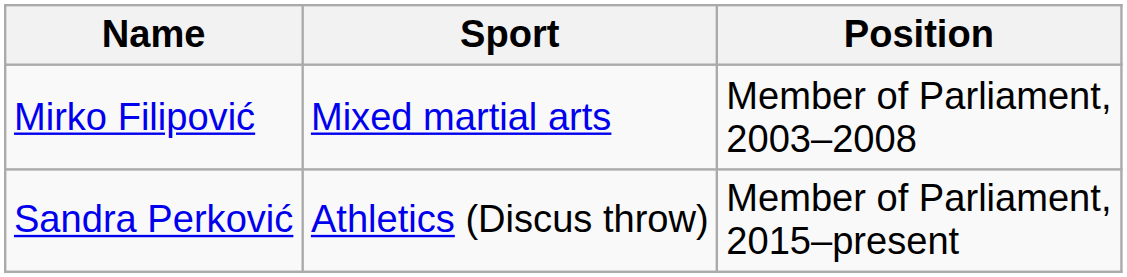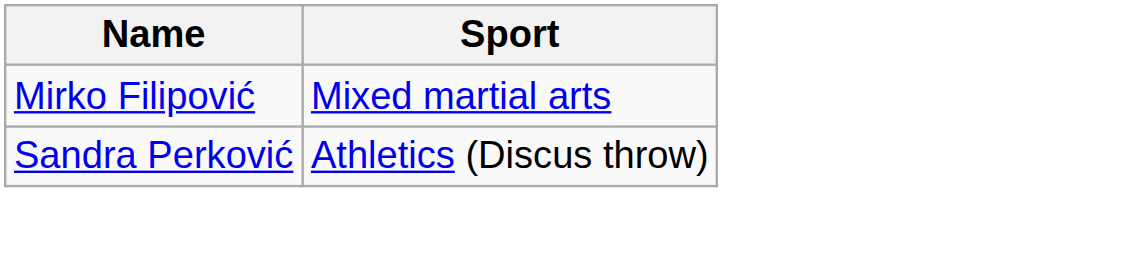- column: (919, 34)
